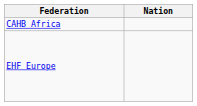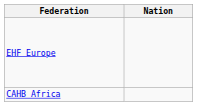rows swapped: (33, 24) <-> (31, 66)
